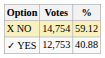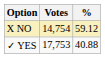(56, 45) 12,753 -> (56, 45) 17,753
